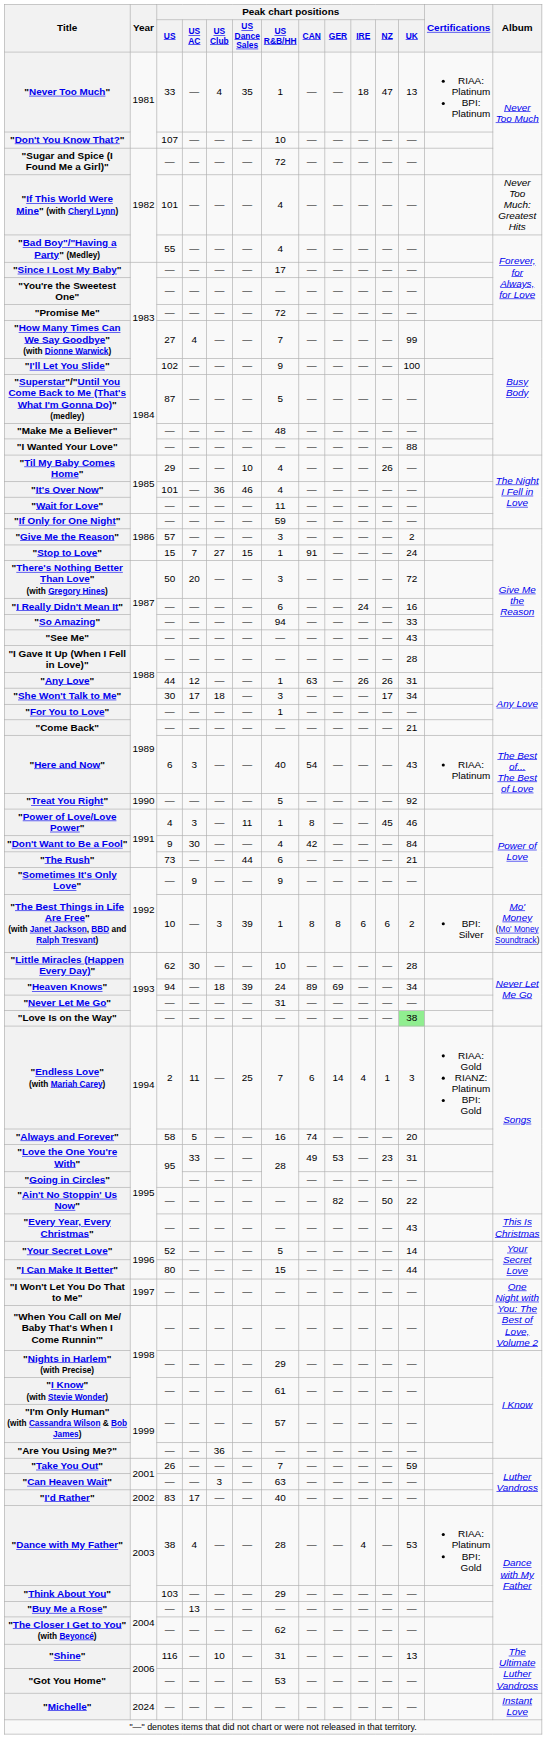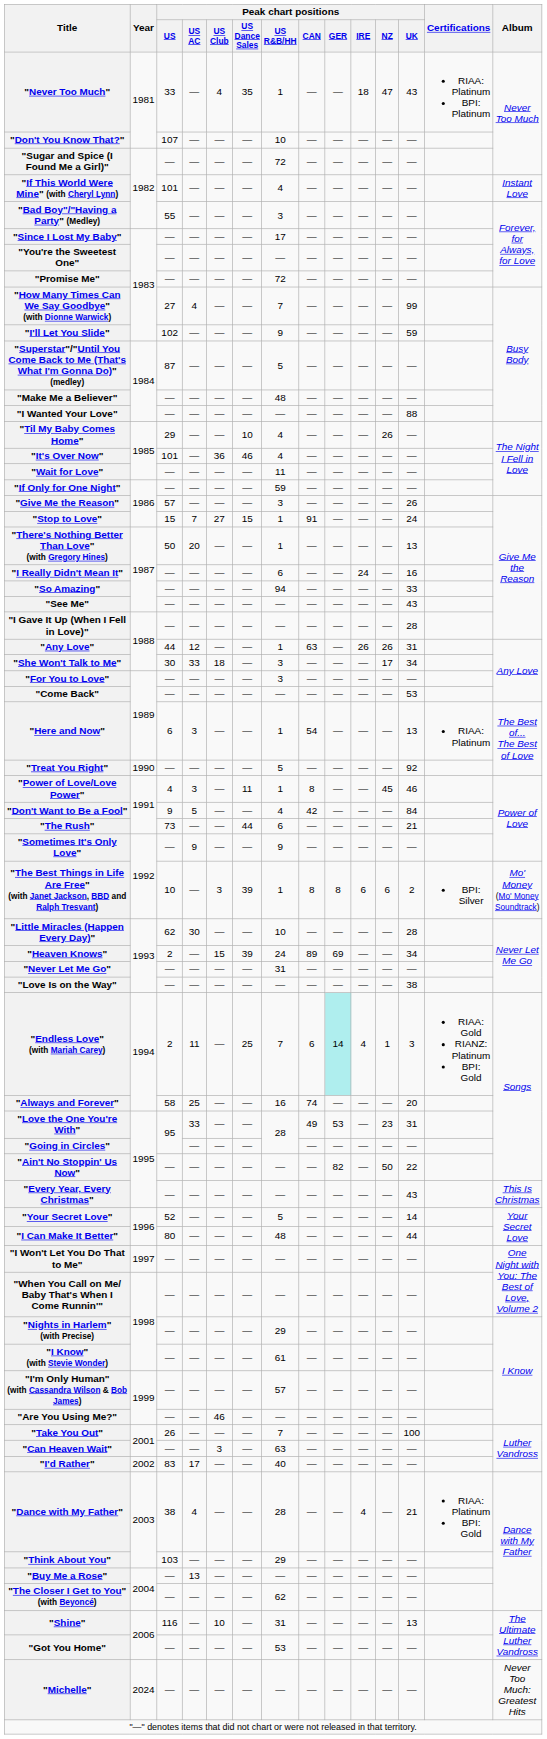(412, 92) 13 -> (412, 92) 43
(517, 205) Never Too Much: Greatest Hits -> (517, 188) Instant Love
(280, 248) 4 -> (280, 215) 3
(412, 366) 100 -> (412, 333) 59
(412, 537) 2 -> (412, 503) 26
(280, 579) 3 -> (280, 546) 1
(412, 579) 72 -> (412, 546) 13
(194, 696) 17 -> (194, 662) 33
(280, 712) 1 -> (280, 678) 3
(412, 727) 21 -> (412, 694) 53
(280, 764) 40 -> (280, 731) 1
(412, 764) 43 -> (412, 731) 13
(194, 844) 30 -> (194, 810) 5
(170, 987) 94 -> (170, 953) 2
(219, 987) 18 -> (219, 953) 15
(412, 1018) lightgreen background -> (412, 985) no background
(338, 1077) no background -> (338, 1044) paleturquoise background
(194, 1136) 5 -> (194, 1103) 25
(280, 1269) 15 -> (280, 1236) 48
(219, 1450) 36 -> (219, 1417) 46
(412, 1466) 59 -> (412, 1432) 100
(412, 1545) 53 -> (412, 1512) 21
(517, 1706) Instant Love -> (517, 1690) Never Too Much: Greatest Hits
